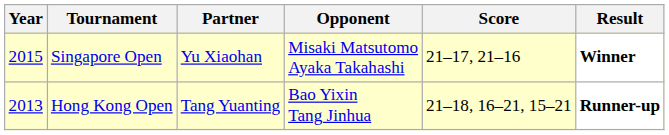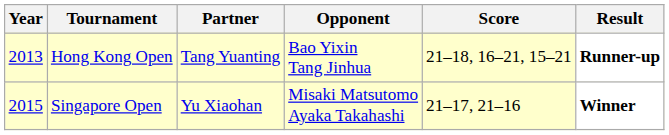rows swapped: (112, 105) <-> (106, 57)
